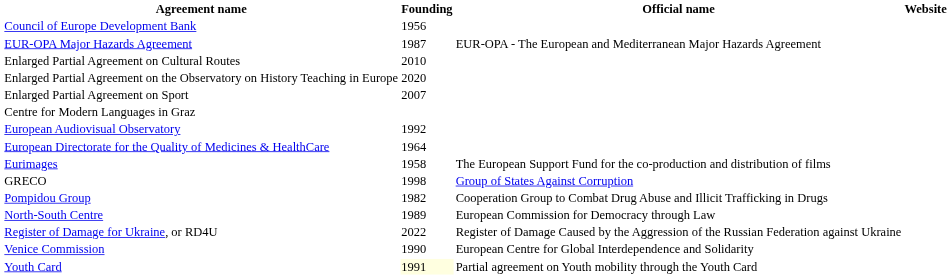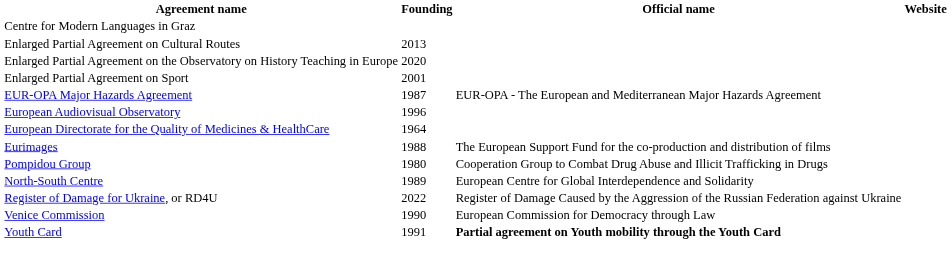- row: (100, 26)
rows swapped: (100, 112) <-> (98, 43)
(414, 60) 2010 -> (414, 43) 2013
(414, 95) 2007 -> (414, 78) 2001
(414, 129) 1992 -> (414, 112) 1996
(414, 163) 1958 -> (414, 146) 1988
- row: (25, 181)
(414, 198) 1982 -> (414, 163) 1980
(585, 215) European Commission for Democracy through Law -> (605, 181) European Centre for Global Interdependence and Solidarity
(605, 249) European Centre for Global Interdependence and Solidarity -> (585, 215) European Commission for Democracy through Law
(414, 266) lightyellow background -> (414, 232) no background
(606, 266) normal -> (618, 232) bold
